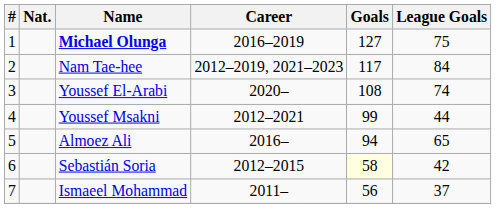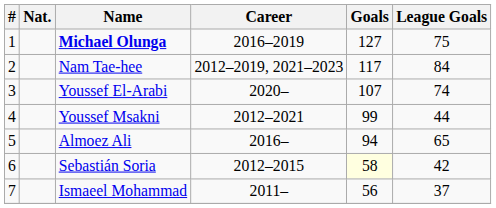(370, 91) 108 -> (370, 91) 107
